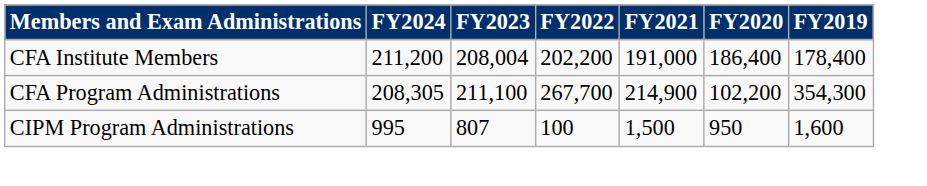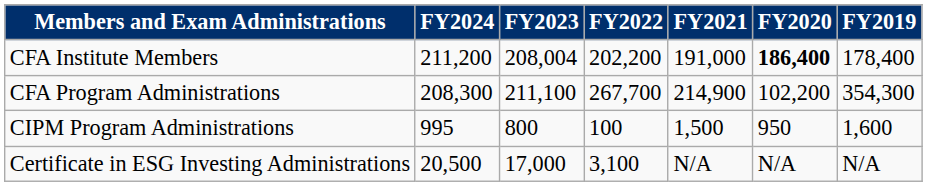(745, 57) normal -> (794, 57) bold
(408, 92) 208,305 -> (456, 92) 208,300
(473, 127) 807 -> (521, 127) 800
+ row: (210, 163)
